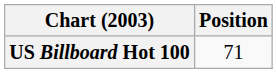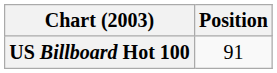(233, 52) 71 -> (233, 52) 91
